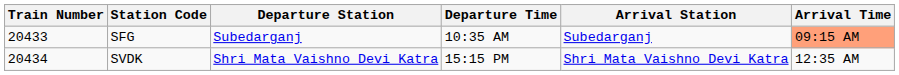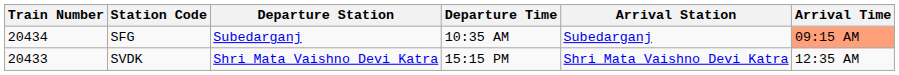(28, 37) 20433 -> (28, 37) 20434
(28, 59) 20434 -> (28, 59) 20433
